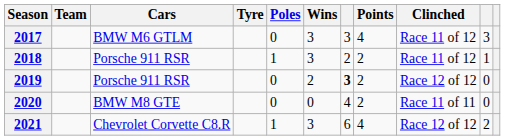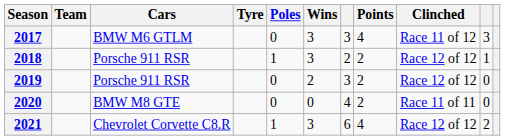(438, 59) Race 11 of 12 -> (438, 59) Race 12 of 12
(347, 80) bold -> (347, 80) normal
